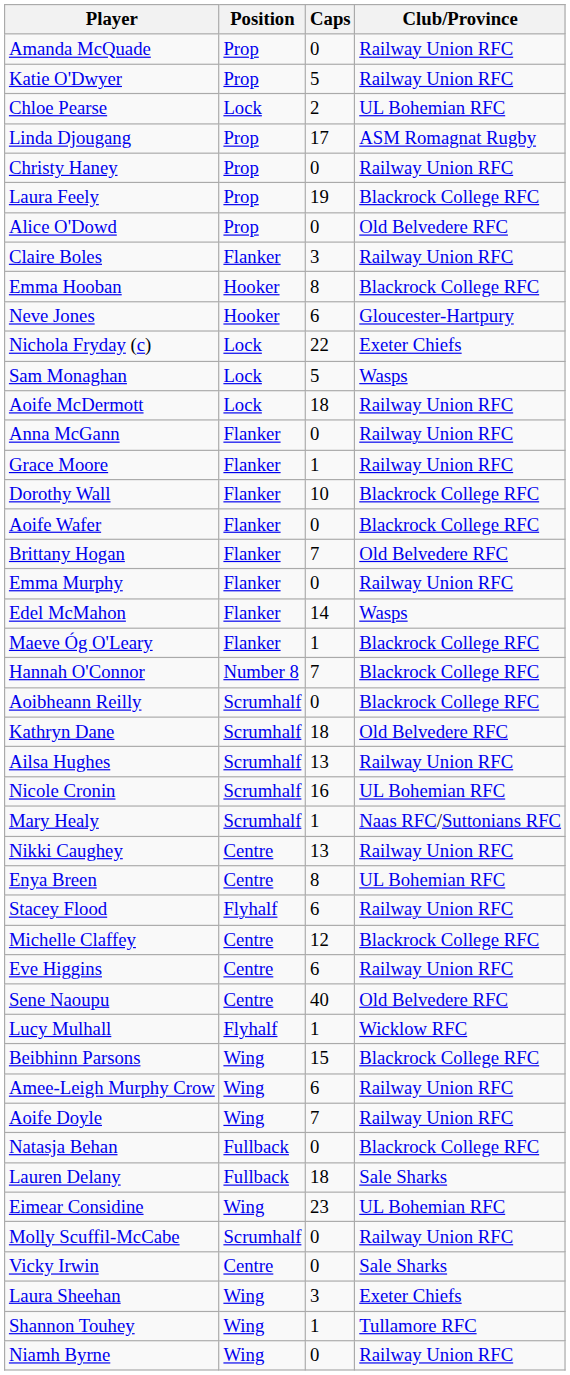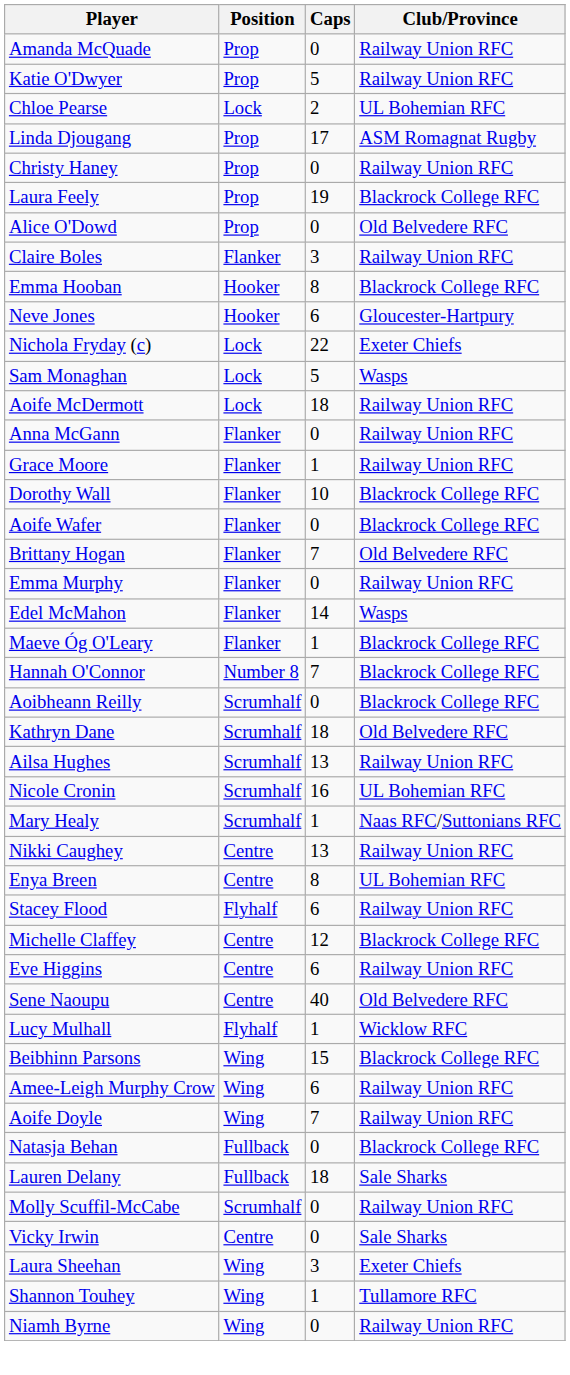- row: (76, 1206)
